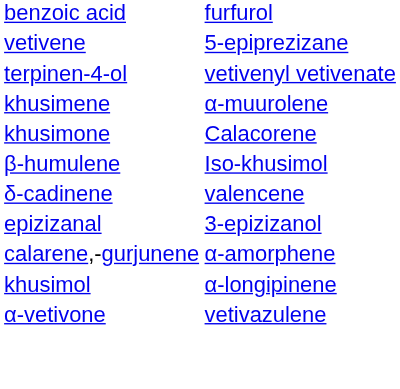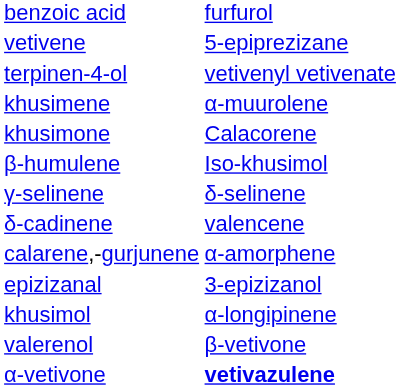+ row: (54, 194)
rows swapped: (102, 254) <-> (53, 224)
+ row: (49, 344)
(266, 314) normal -> (270, 374) bold
